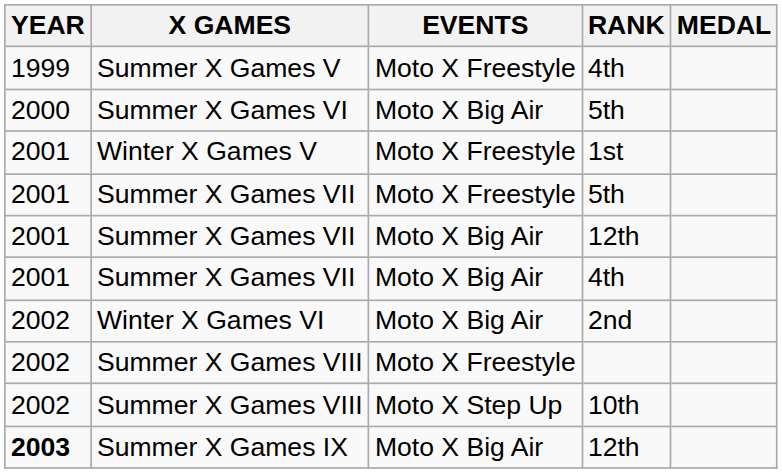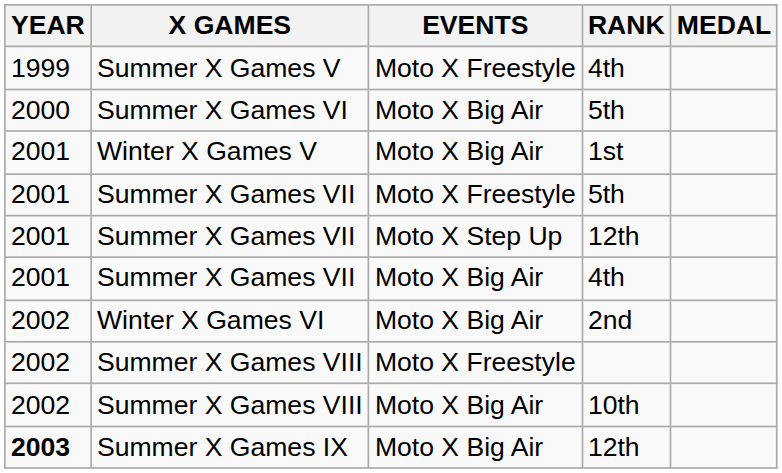(475, 151) Moto X Freestyle -> (459, 151) Moto X Big Air
(459, 236) Moto X Big Air -> (469, 236) Moto X Step Up
(469, 404) Moto X Step Up -> (459, 404) Moto X Big Air
